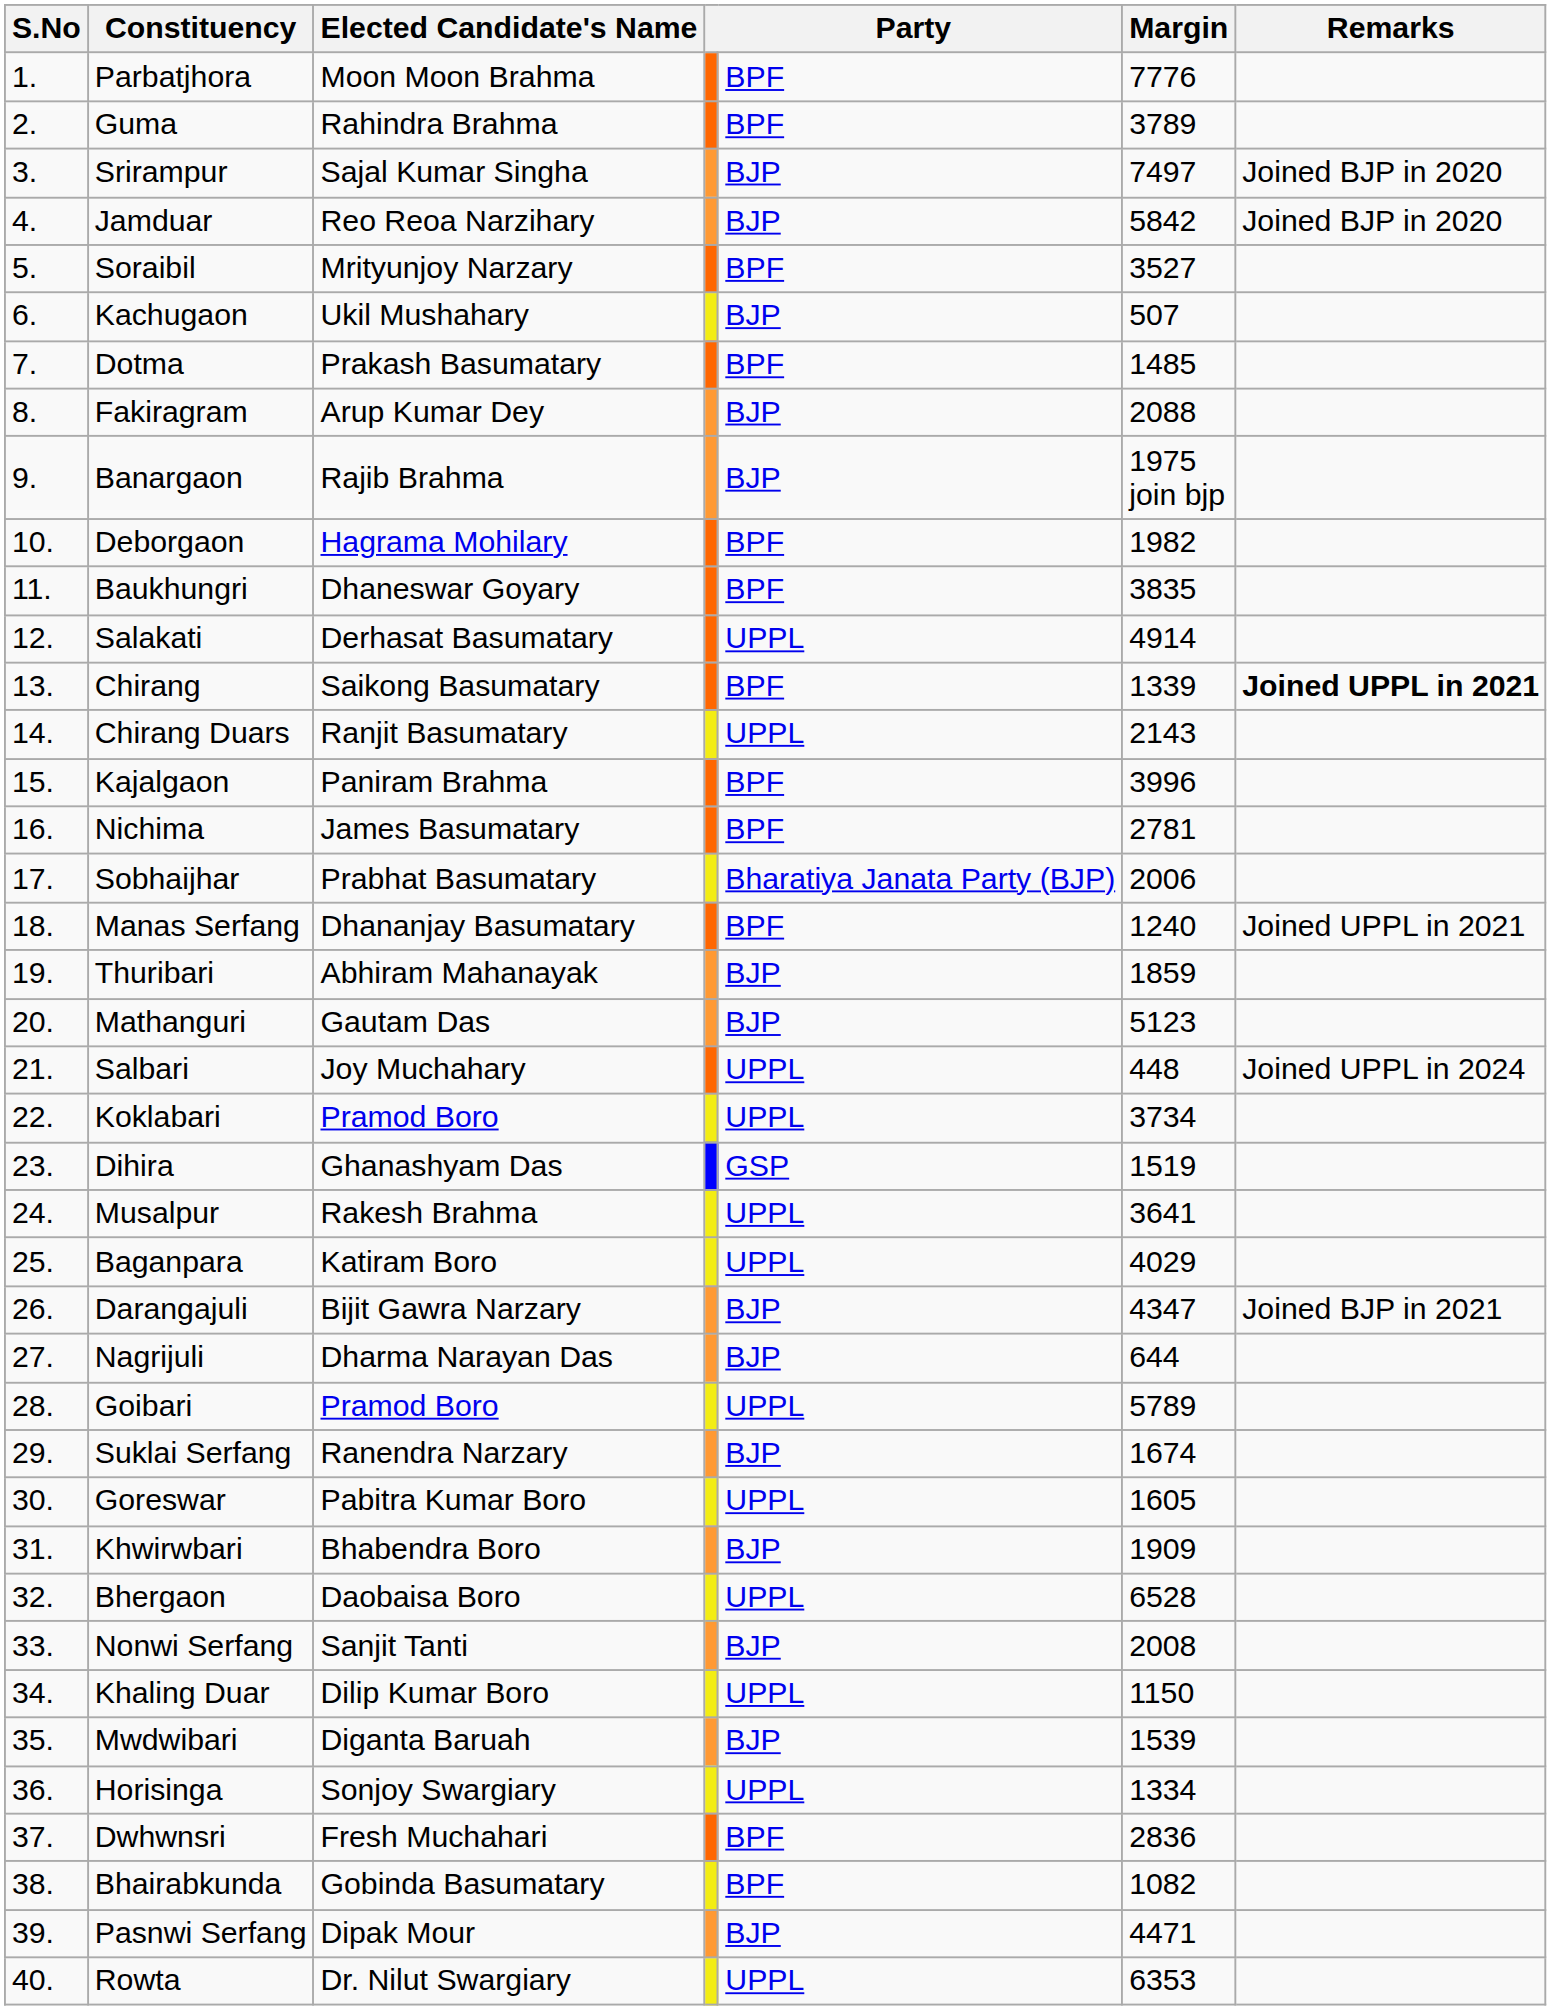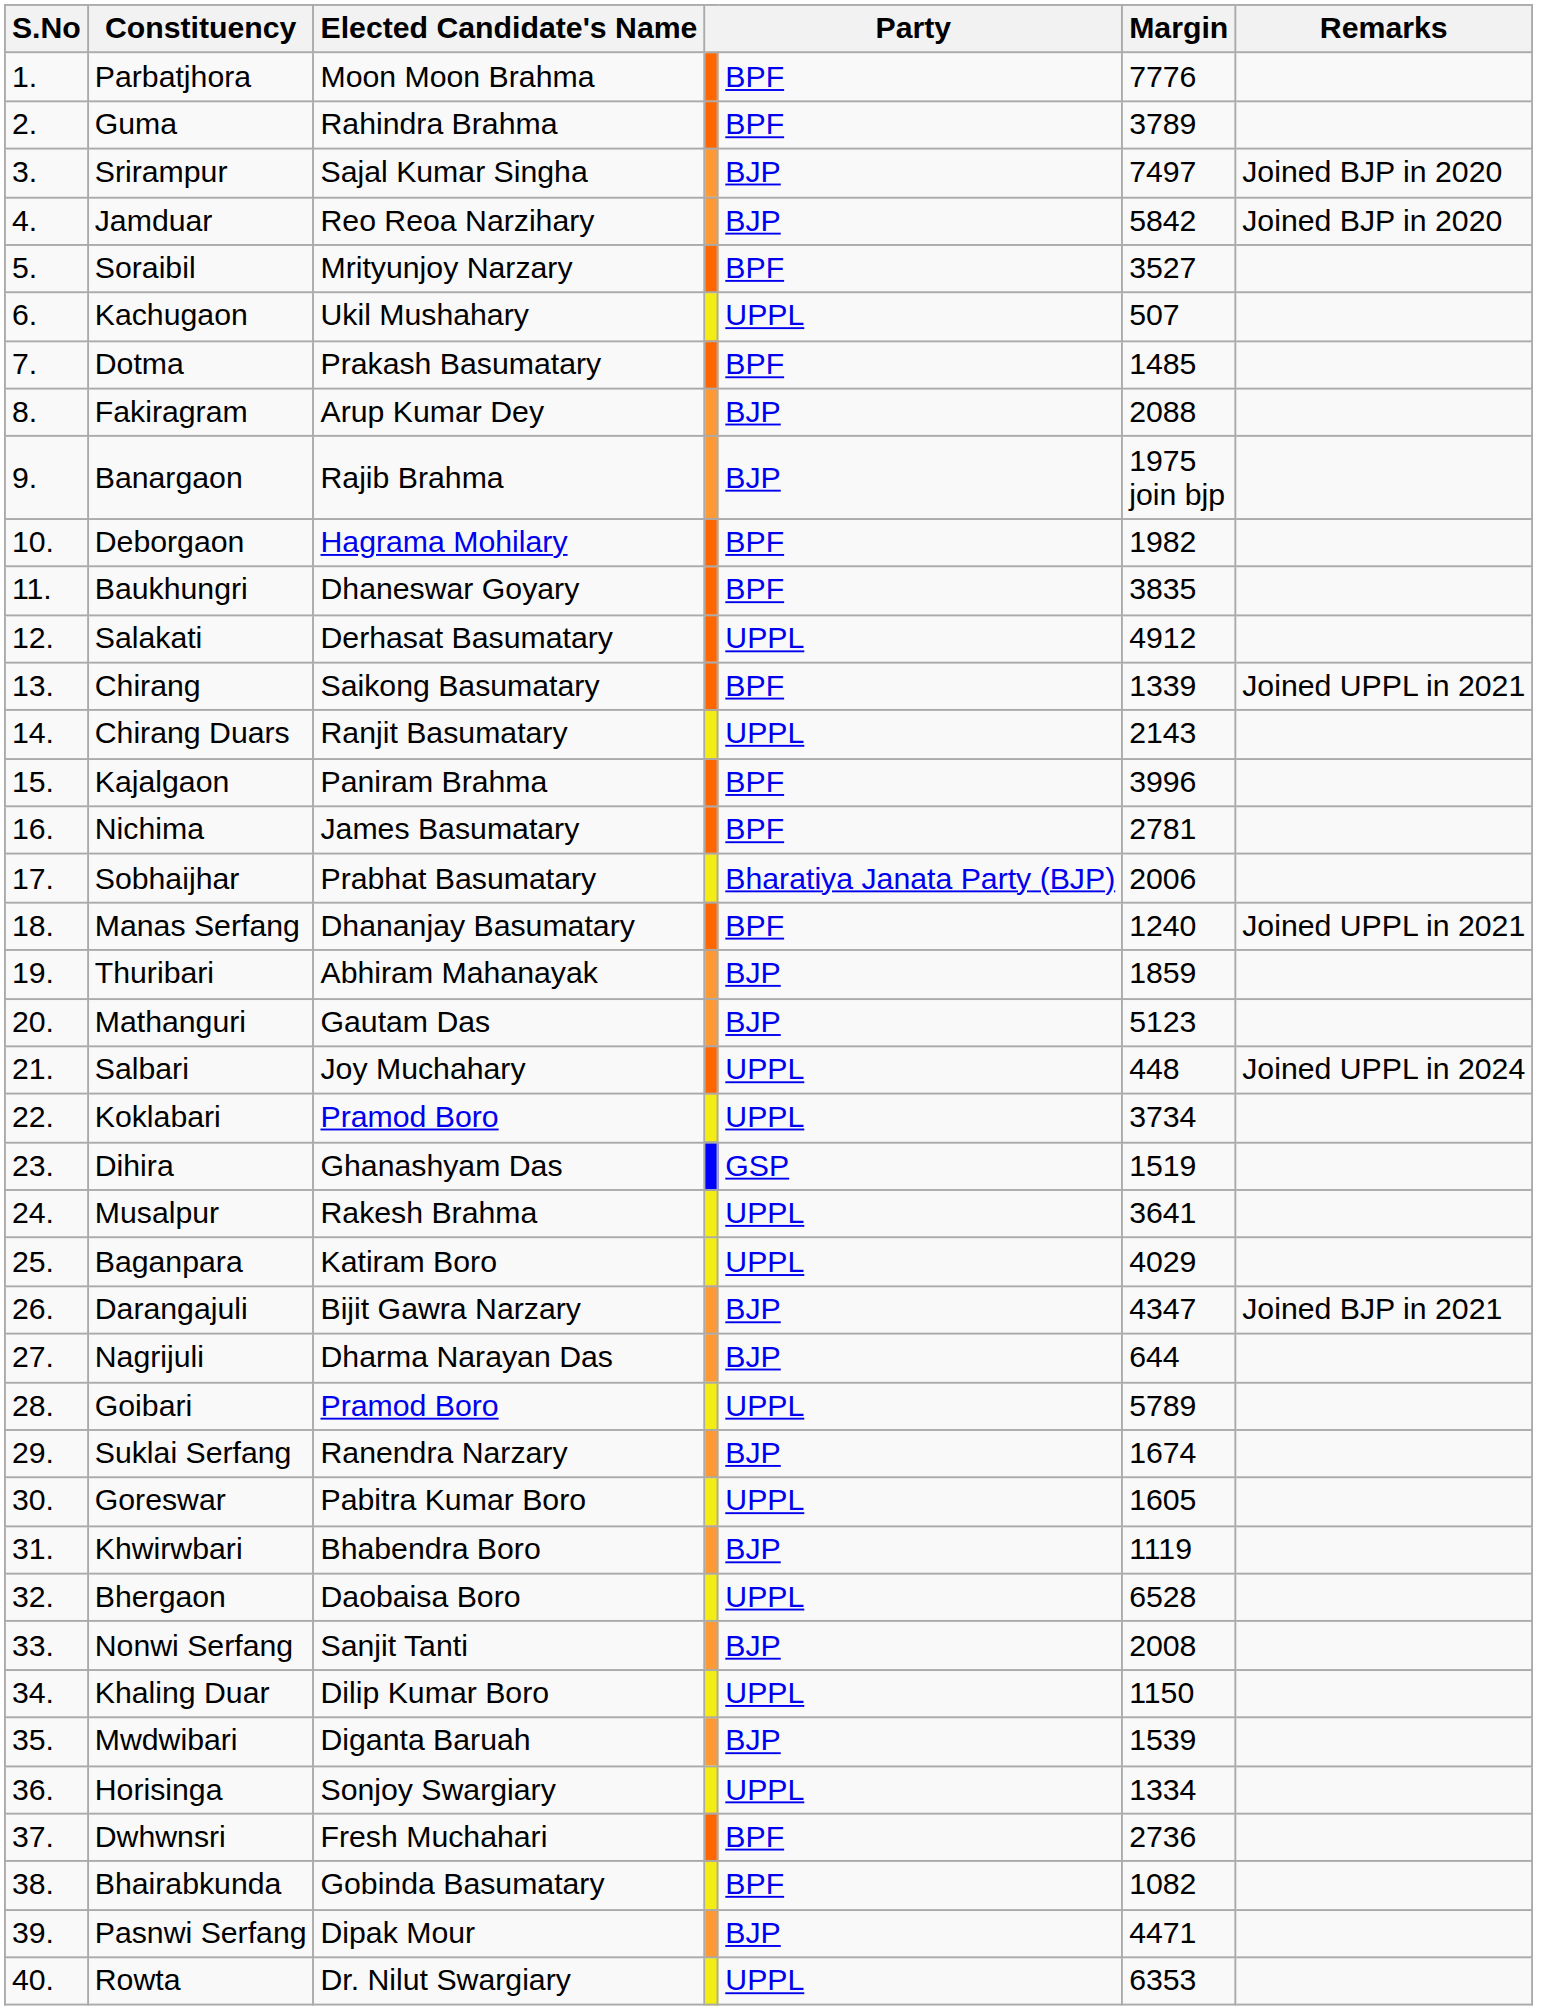(753, 316) BJP -> (765, 316) UPPL
(1163, 638) 4914 -> (1163, 638) 4912
(1391, 685) bold -> (1384, 685) normal
(1163, 1549) 1909 -> (1161, 1549) 1119
(1163, 1836) 2836 -> (1163, 1836) 2736
